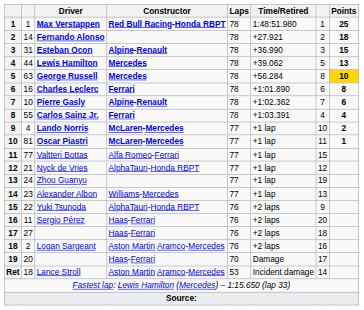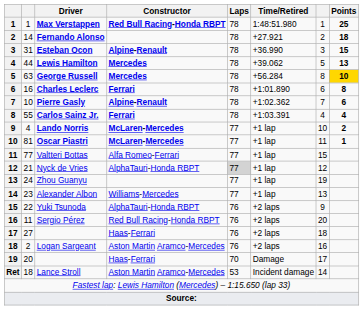(234, 167) no background -> (234, 167) lightgrey background
(132, 220) Haas-Ferrari -> (164, 220) Red Bull Racing-Honda RBPT
